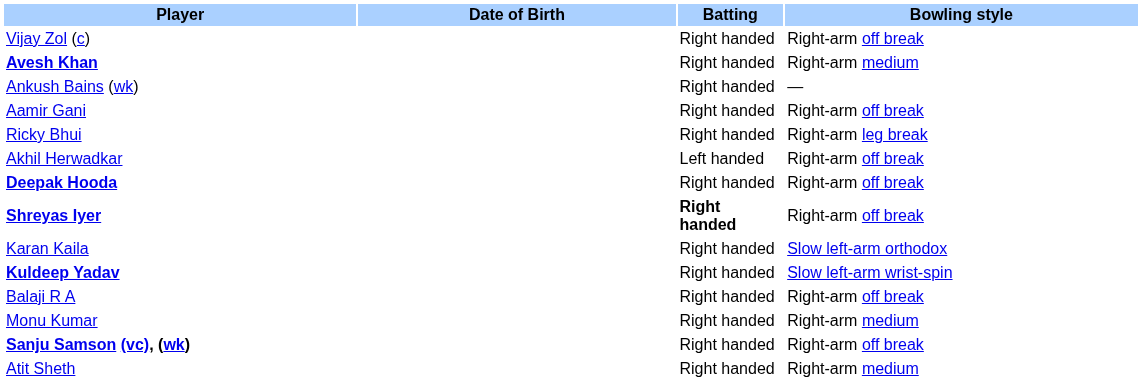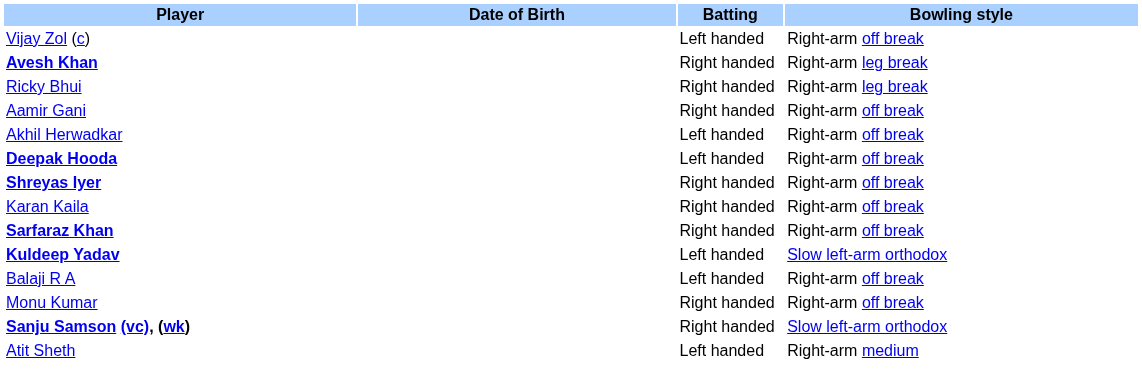(727, 38) Right handed -> (722, 38) Left handed
(853, 62) Right-arm medium -> (857, 62) Right-arm leg break
- row: (72, 86)
rows swapped: (44, 134) <-> (46, 110)
(727, 182) Right handed -> (722, 158) Left handed
(708, 216) bold -> (727, 182) normal
(867, 248) Slow left-arm orthodox -> (856, 206) Right-arm off break
+ row: (60, 230)
(727, 272) Right handed -> (722, 254) Left handed
(870, 272) Slow left-arm wrist-spin -> (867, 254) Slow left-arm orthodox
(727, 296) Right handed -> (722, 278) Left handed
(853, 320) Right-arm medium -> (856, 302) Right-arm off break
(856, 344) Right-arm off break -> (867, 326) Slow left-arm orthodox
(727, 368) Right handed -> (722, 350) Left handed
